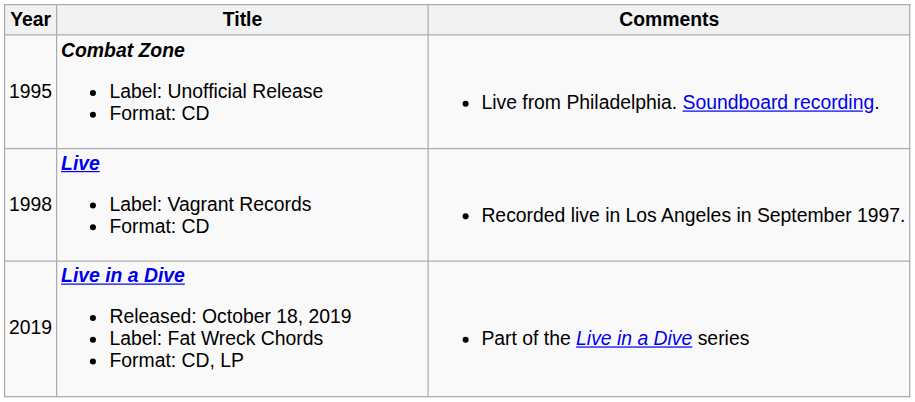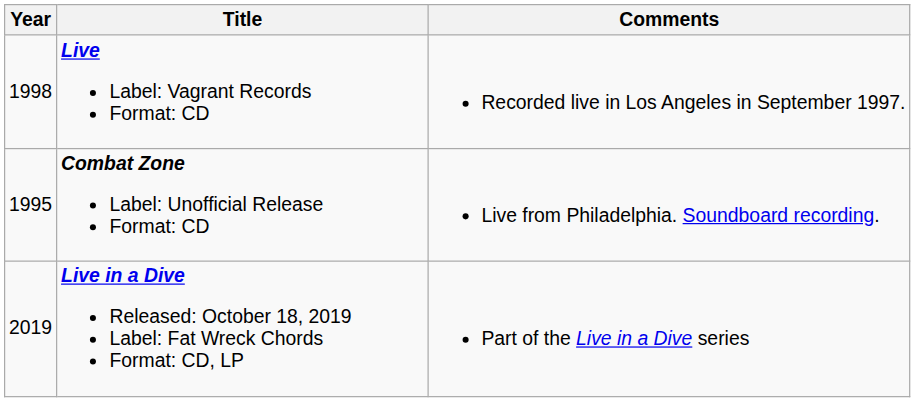rows swapped: (243, 82) <-> (243, 195)
